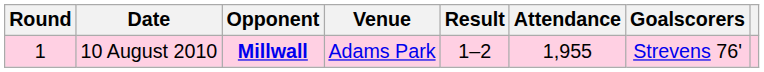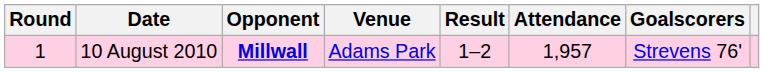(567, 51) 1,955 -> (567, 51) 1,957
